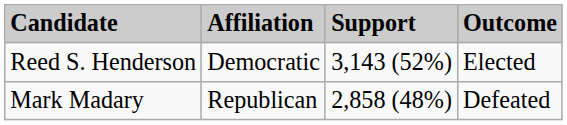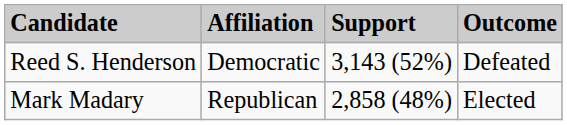(499, 61) Elected -> (507, 61) Defeated
(507, 100) Defeated -> (499, 100) Elected
